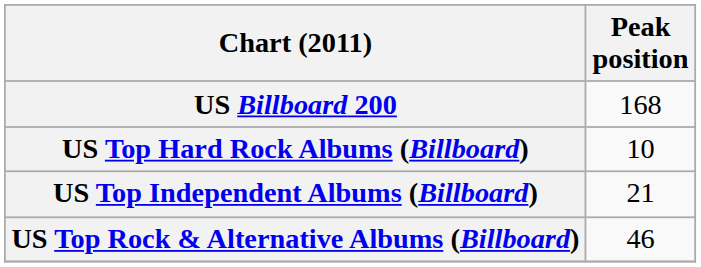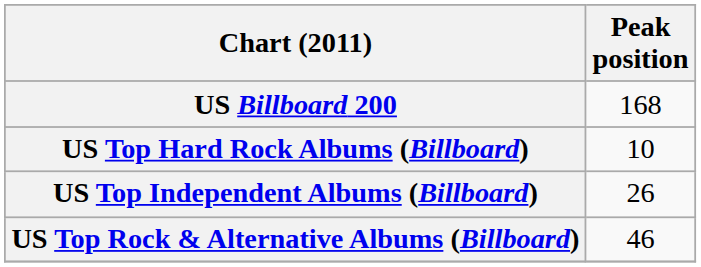(641, 193) 21 -> (641, 193) 26
